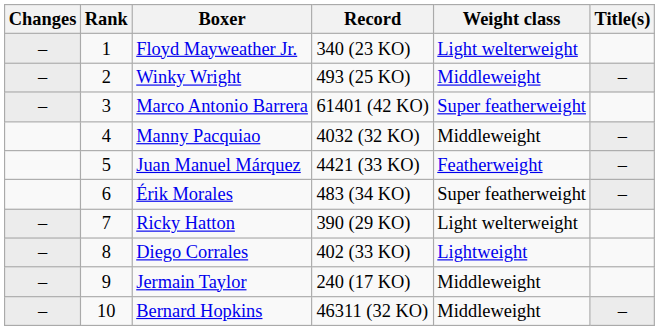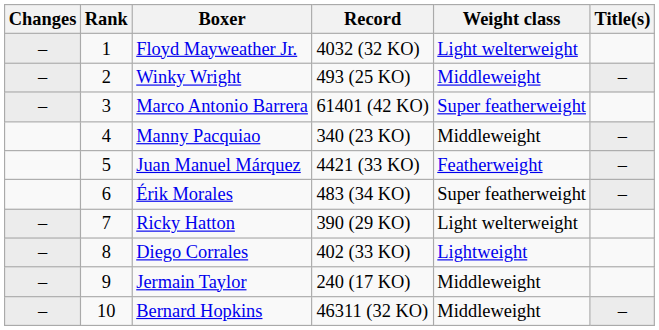(363, 48) 340 (23 KO) -> (368, 48) 4032 (32 KO)
(368, 135) 4032 (32 KO) -> (363, 135) 340 (23 KO)
